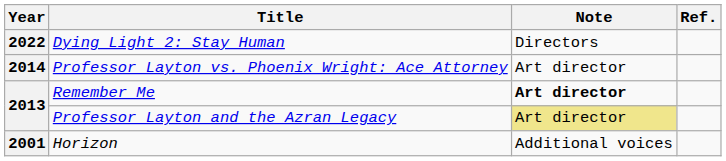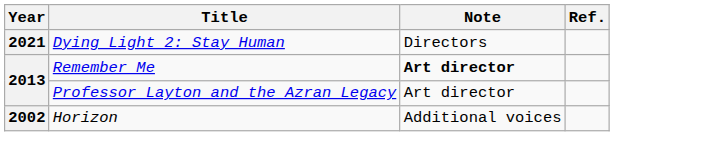(27, 42) 2022 -> (27, 42) 2021
- row: (280, 68)
(571, 118) khaki background -> (459, 93) no background
(27, 143) 2001 -> (27, 118) 2002
